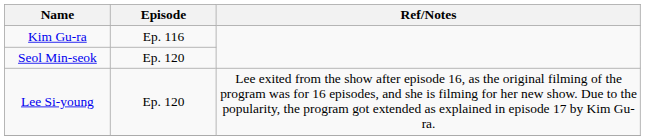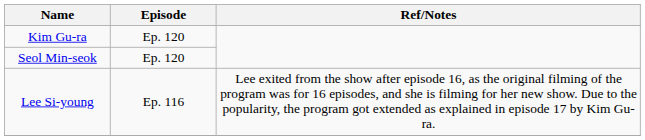(163, 36) Ep. 116 -> (163, 36) Ep. 120
(163, 101) Ep. 120 -> (163, 101) Ep. 116
